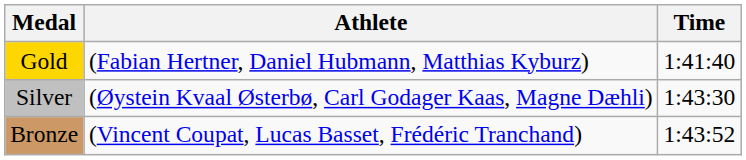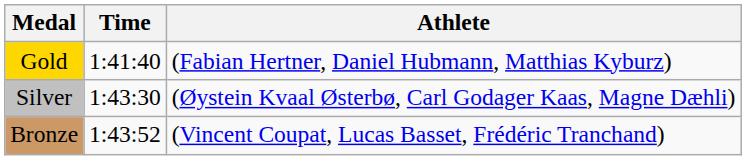columns swapped: (371, 23) <-> (699, 23)
